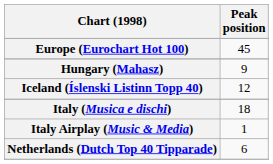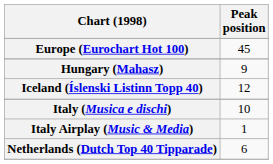(244, 108) 18 -> (244, 108) 10
